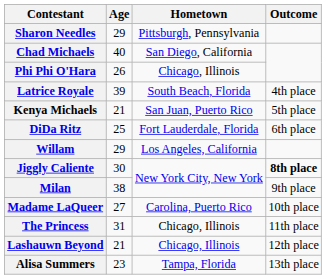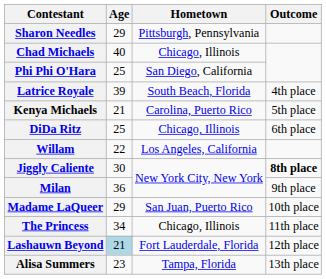(199, 52) San Diego, California -> (199, 52) Chicago, Illinois
(119, 71) 26 -> (119, 71) 25
(199, 71) Chicago, Illinois -> (199, 71) San Diego, California
(199, 110) San Juan, Puerto Rico -> (199, 110) Carolina, Puerto Rico
(199, 129) Fort Lauderdale, Florida -> (199, 129) Chicago, Illinois
(119, 149) 29 -> (119, 149) 22
(119, 187) 38 -> (119, 187) 36
(119, 206) 27 -> (119, 206) 29
(199, 206) Carolina, Puerto Rico -> (199, 206) San Juan, Puerto Rico
(119, 226) 31 -> (119, 226) 34
(119, 245) no background -> (119, 245) lightblue background
(199, 245) Chicago, Illinois -> (199, 245) Fort Lauderdale, Florida
